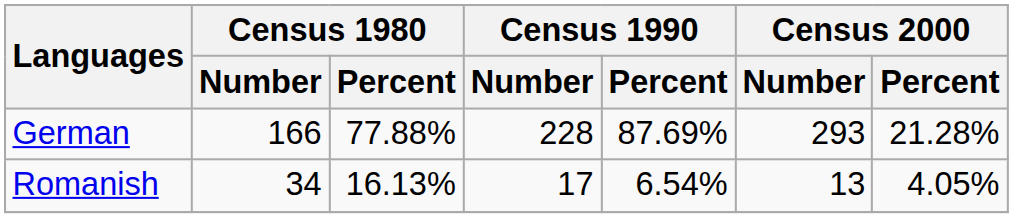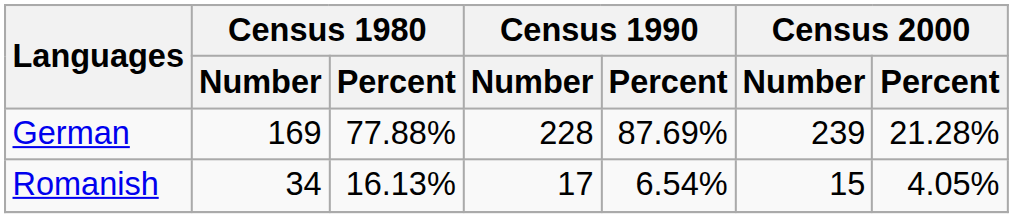(295, 133) 166 -> (295, 133) 169
(838, 133) 293 -> (838, 133) 239
(847, 184) 13 -> (847, 184) 15
